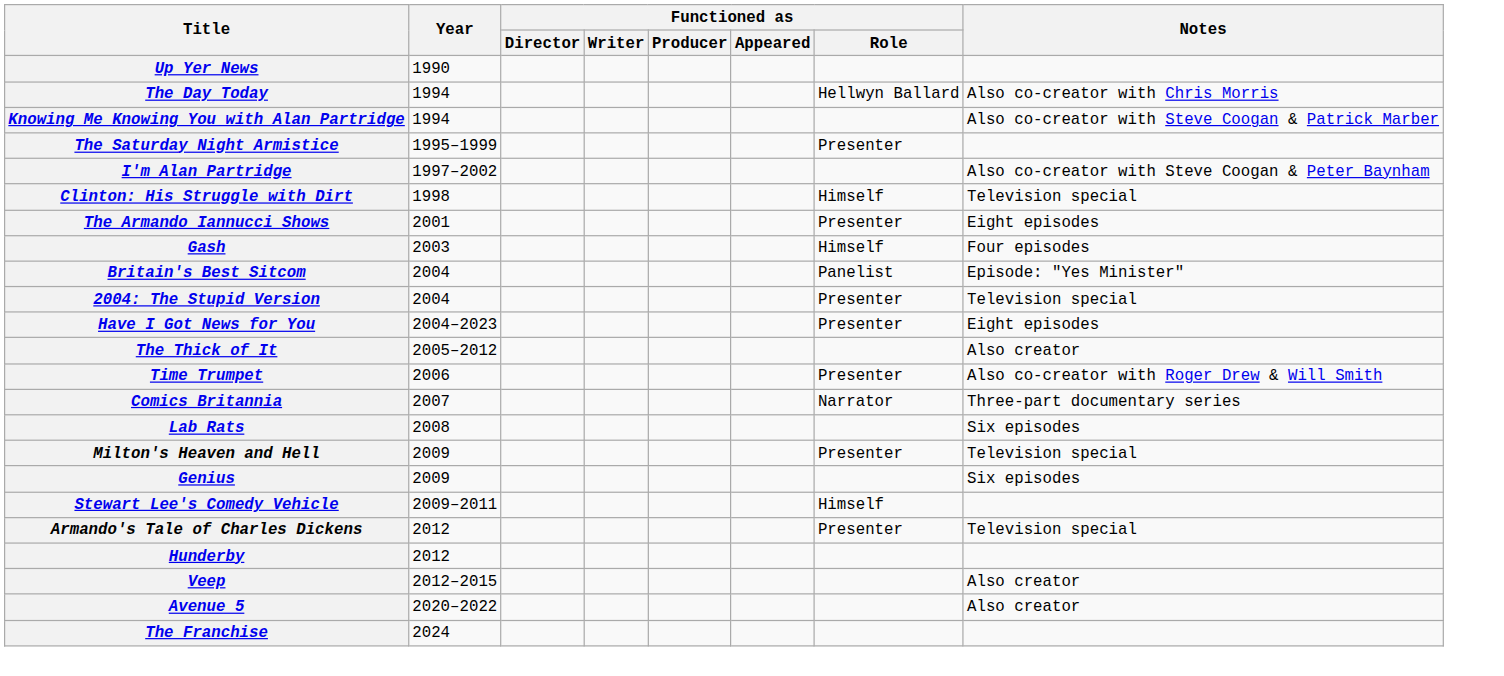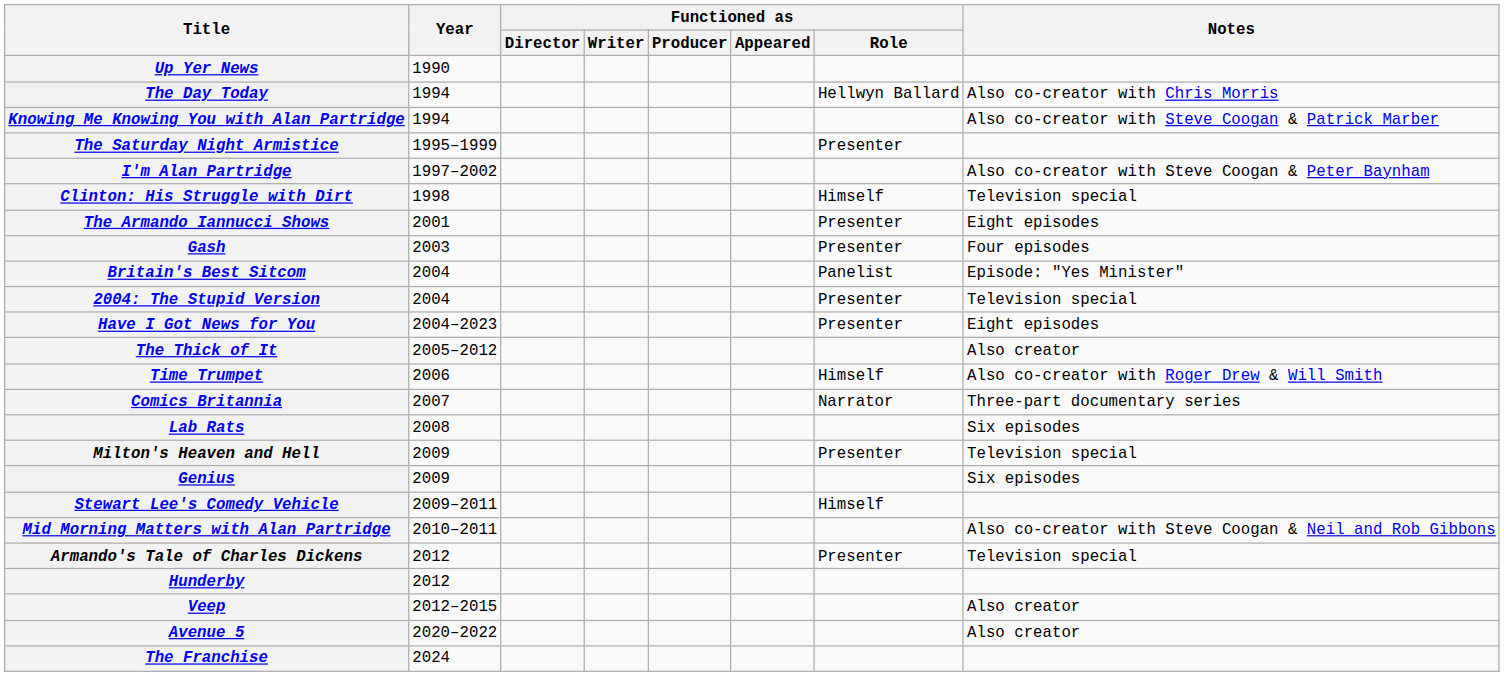(851, 248) Himself -> (860, 248) Presenter
(860, 376) Presenter -> (851, 376) Himself
+ row: (207, 530)
